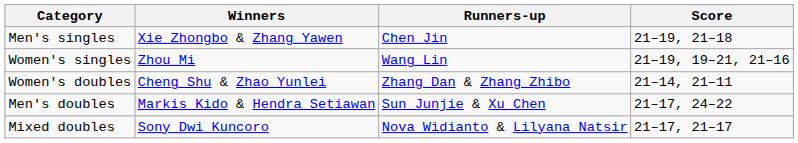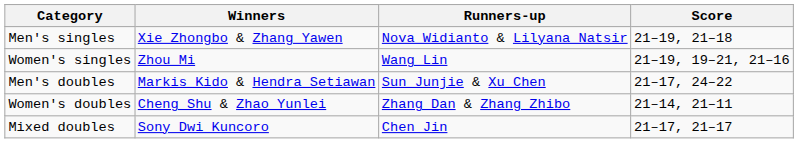(415, 38) Chen Jin -> (505, 38) Nova Widianto & Lilyana Natsir
rows swapped: (62, 105) <-> (70, 82)
(505, 127) Nova Widianto & Lilyana Natsir -> (415, 127) Chen Jin
